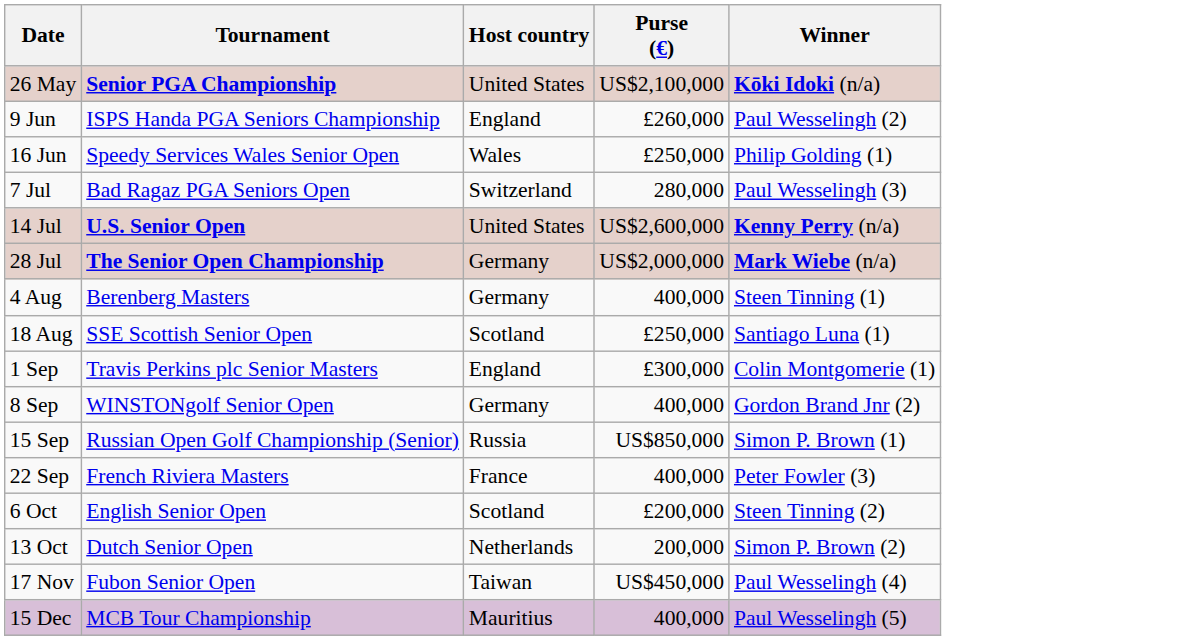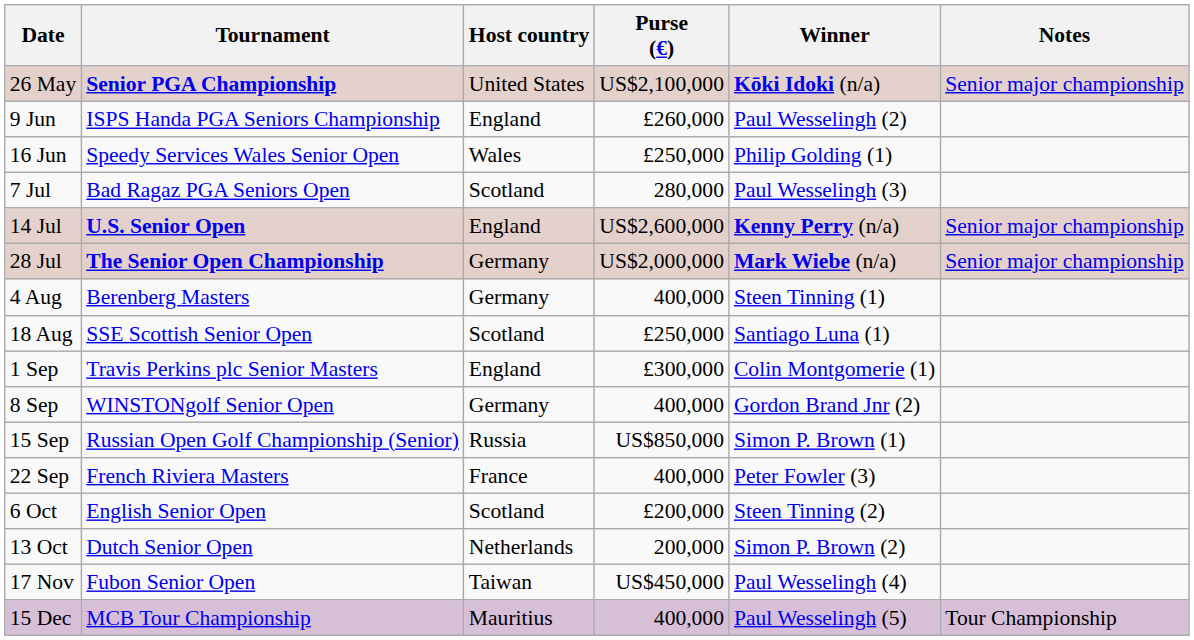+ column: (1064, 35)
(520, 190) Switzerland -> (507, 190) Scotland
(527, 225) United States -> (505, 225) England
